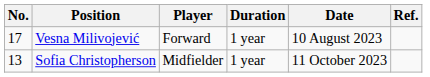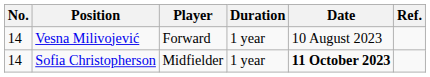(15, 38) 17 -> (15, 38) 14
(15, 60) 13 -> (15, 60) 14
(339, 60) normal -> (341, 60) bold
